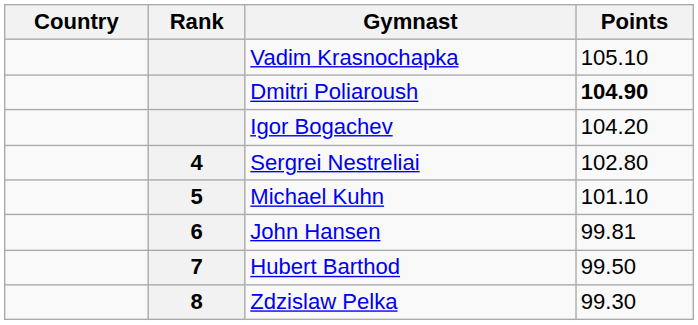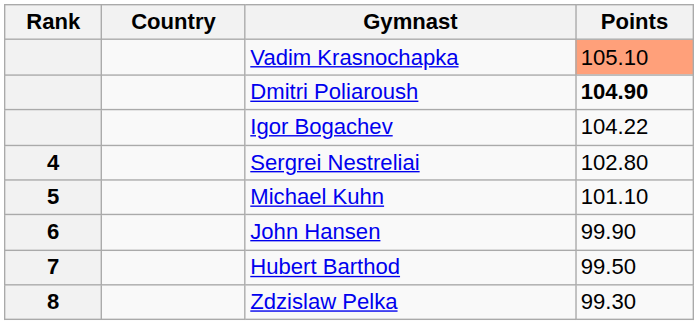columns swapped: (197, 22) <-> (76, 22)
(615, 57) no background -> (615, 57) lightsalmon background
(615, 127) 104.20 -> (615, 127) 104.22
(608, 232) 99.81 -> (608, 232) 99.90
